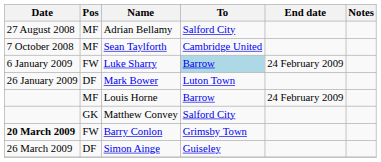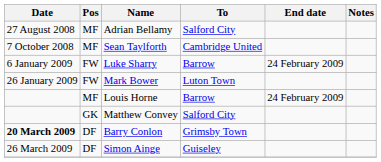(199, 64) lightblue background -> (199, 64) no background
(89, 81) DF -> (91, 81) FW
(91, 132) FW -> (89, 132) DF
